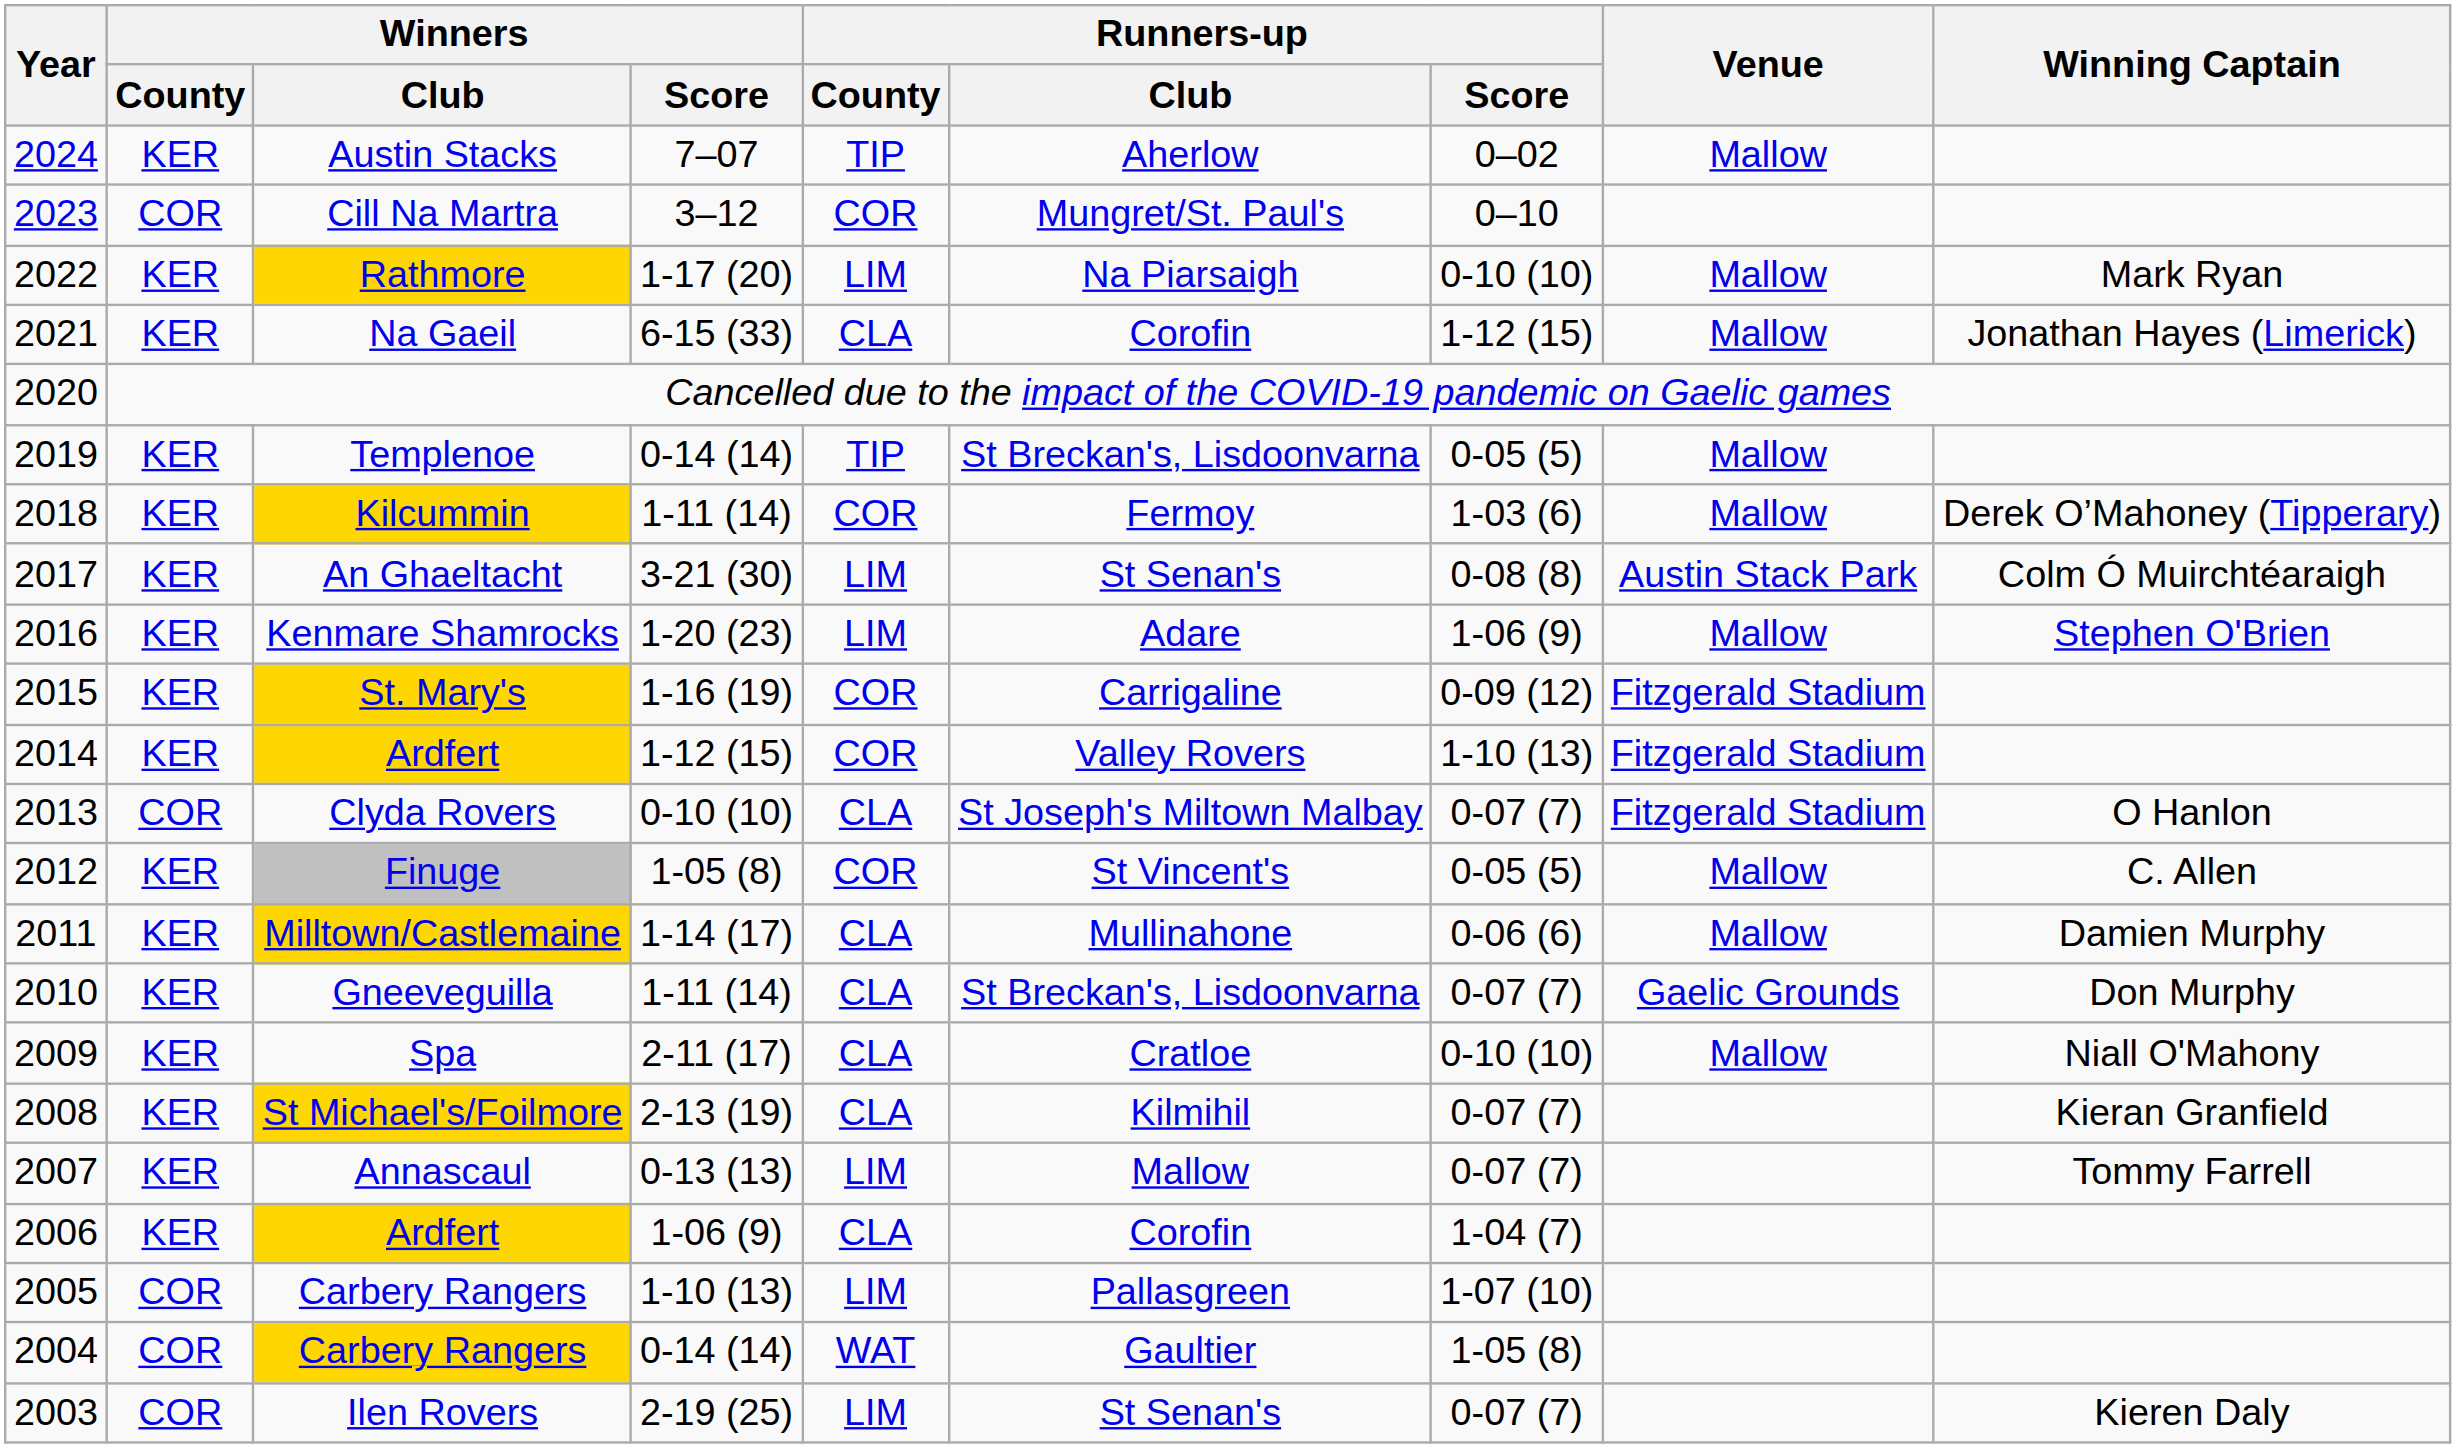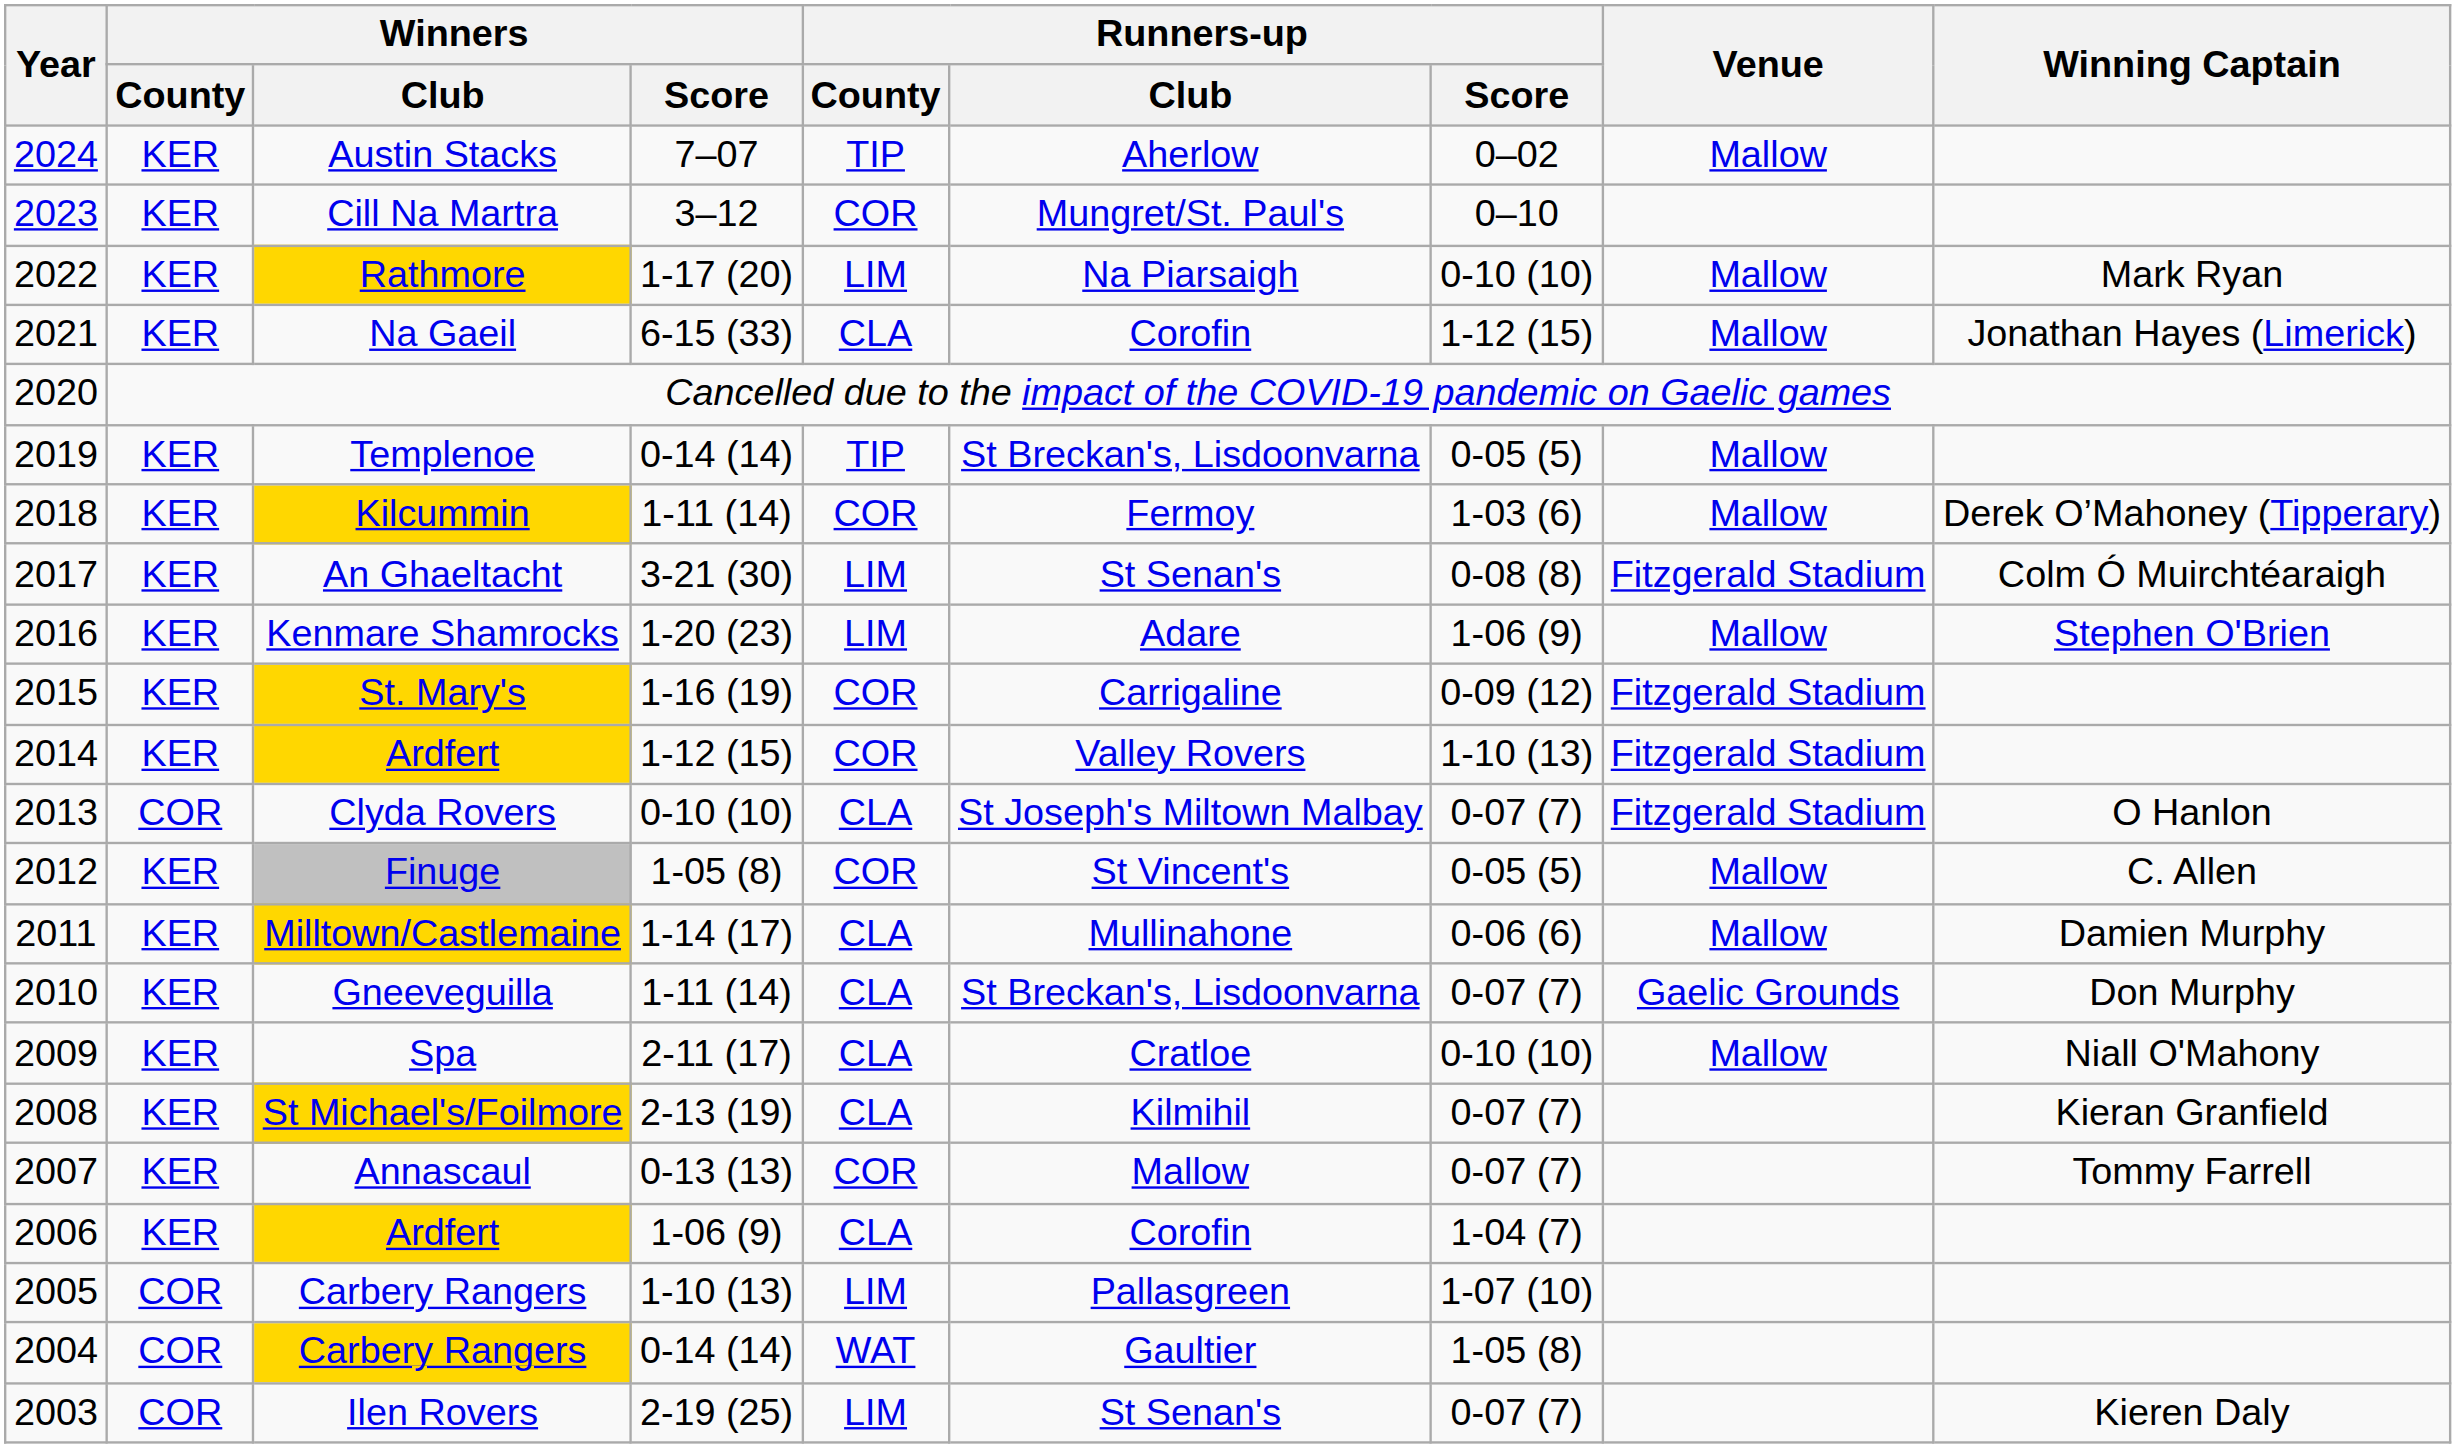(180, 214) COR -> (180, 214) KER
(1768, 573) Austin Stack Park -> (1768, 573) Fitzgerald Stadium
(876, 1172) LIM -> (876, 1172) COR
